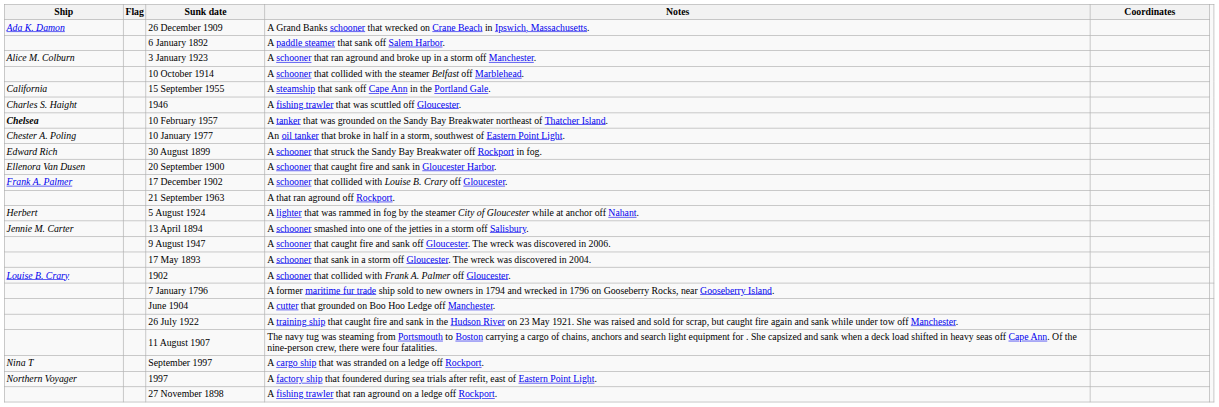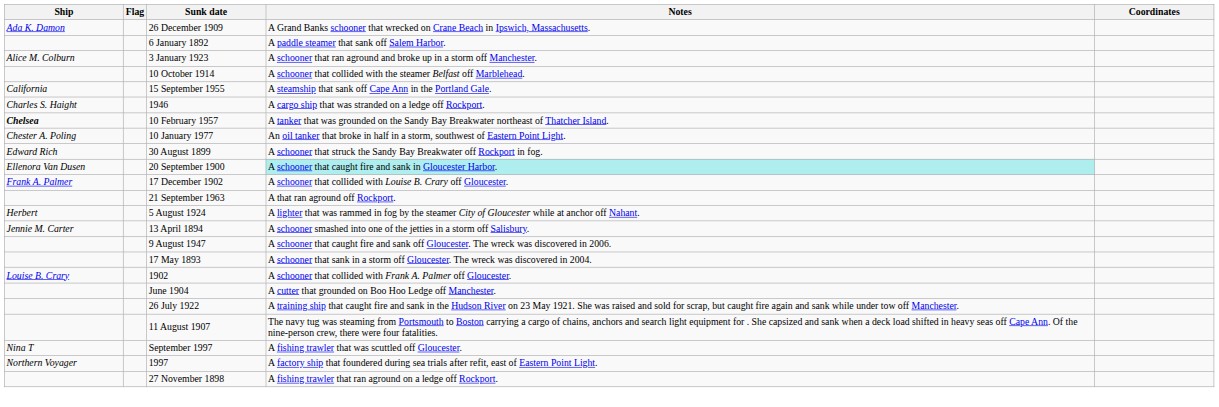(364, 105) A fishing trawler that was scuttled off Gloucester. -> (376, 105) A cargo ship that was stranded on a ledge off Rockport.
(382, 167) no background -> (383, 167) paleturquoise background
- row: (178, 290)
(376, 363) A cargo ship that was stranded on a ledge off Rockport. -> (365, 348) A fishing trawler that was scuttled off Gloucester.
